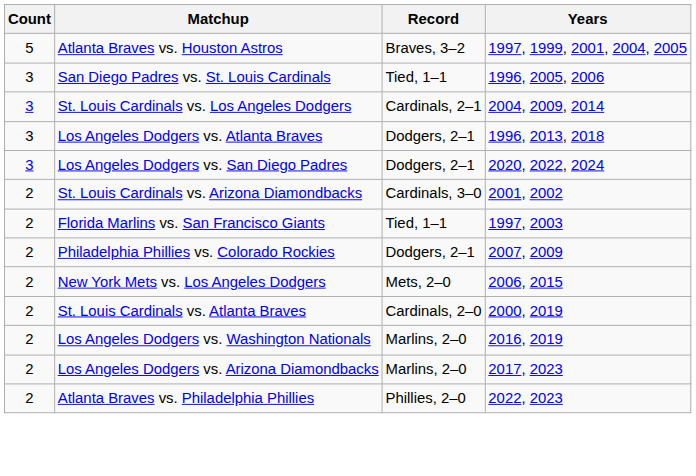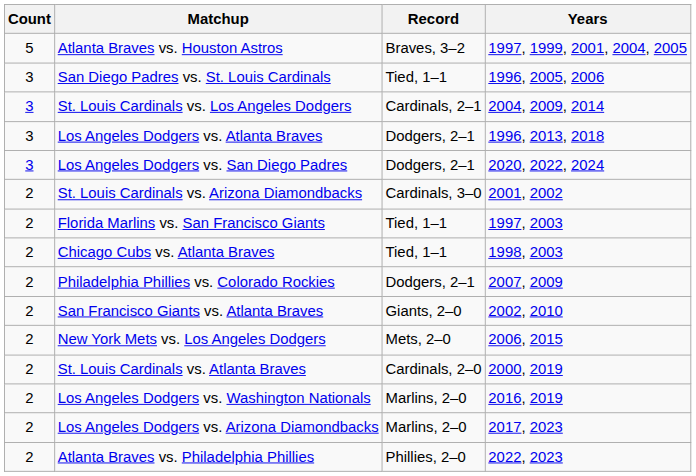+ row: (166, 252)
+ row: (190, 310)
